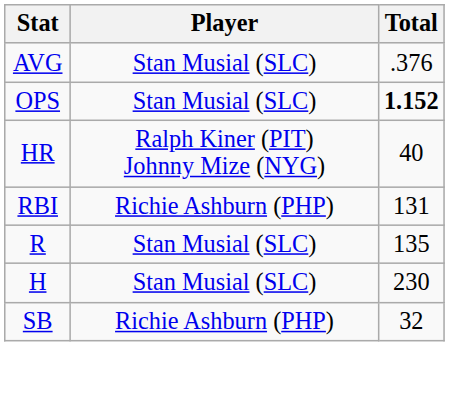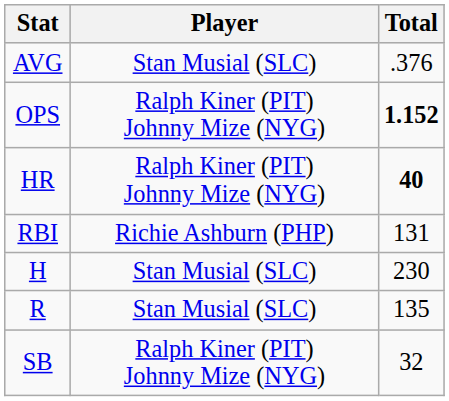(225, 100) Stan Musial (SLC) -> (224, 114) Ralph Kiner (PIT) Johnny Mize (NYG)
(411, 153) normal -> (411, 180) bold
rows swapped: (38, 243) <-> (38, 282)
(225, 321) Richie Ashburn (PHP) -> (224, 362) Ralph Kiner (PIT) Johnny Mize (NYG)
